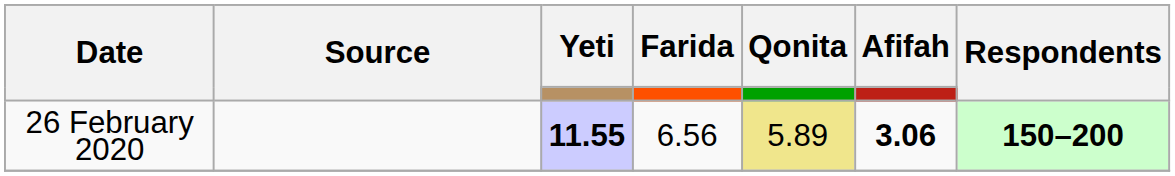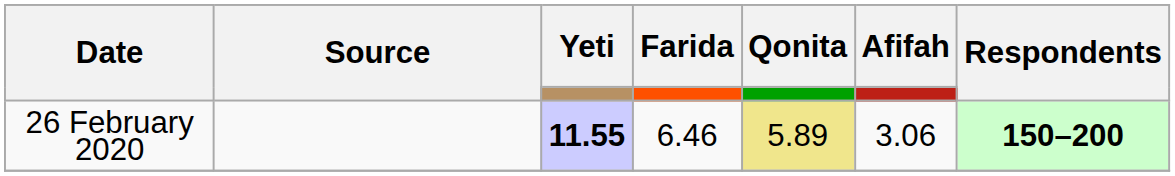(687, 135) 6.56 -> (687, 135) 6.46
(906, 135) bold -> (906, 135) normal
